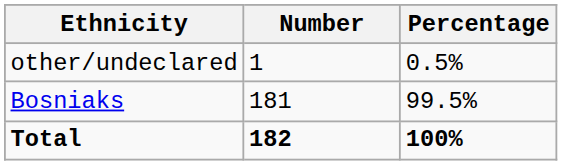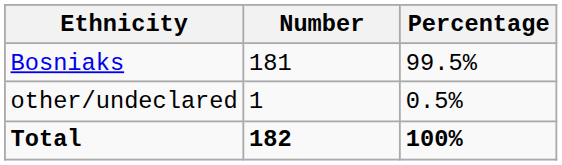rows swapped: (67, 101) <-> (124, 63)
